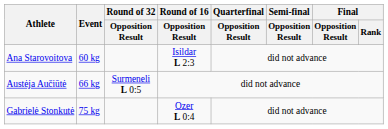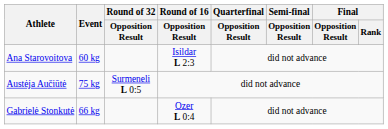(89, 85) 66 kg -> (89, 85) 75 kg
(89, 111) 75 kg -> (89, 111) 66 kg
